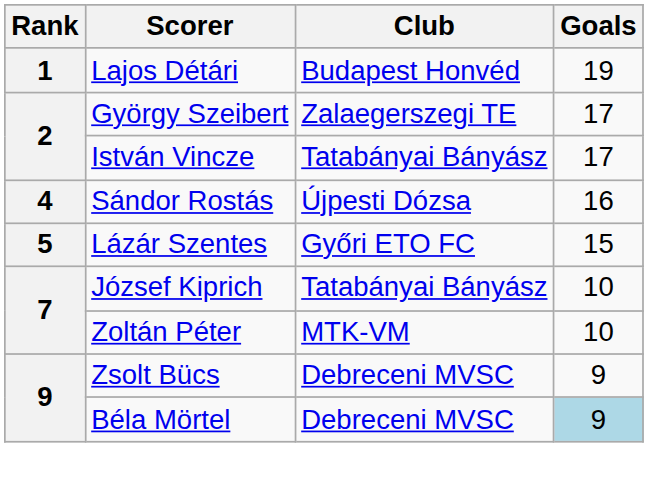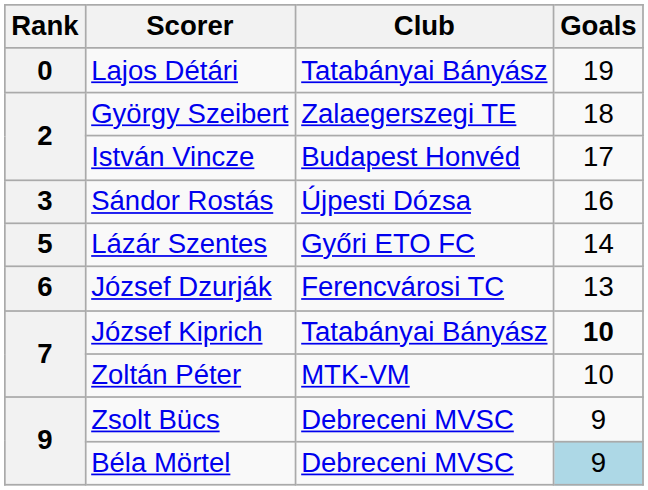(45, 69) 1 -> (45, 69) 0
(411, 69) Budapest Honvéd -> (424, 69) Tatabányai Bányász
(598, 113) 17 -> (598, 113) 18
(424, 157) Tatabányai Bányász -> (411, 157) Budapest Honvéd
(45, 200) 4 -> (45, 200) 3
(598, 244) 15 -> (598, 244) 14
+ row: (181, 288)
(598, 288) normal -> (598, 331) bold
